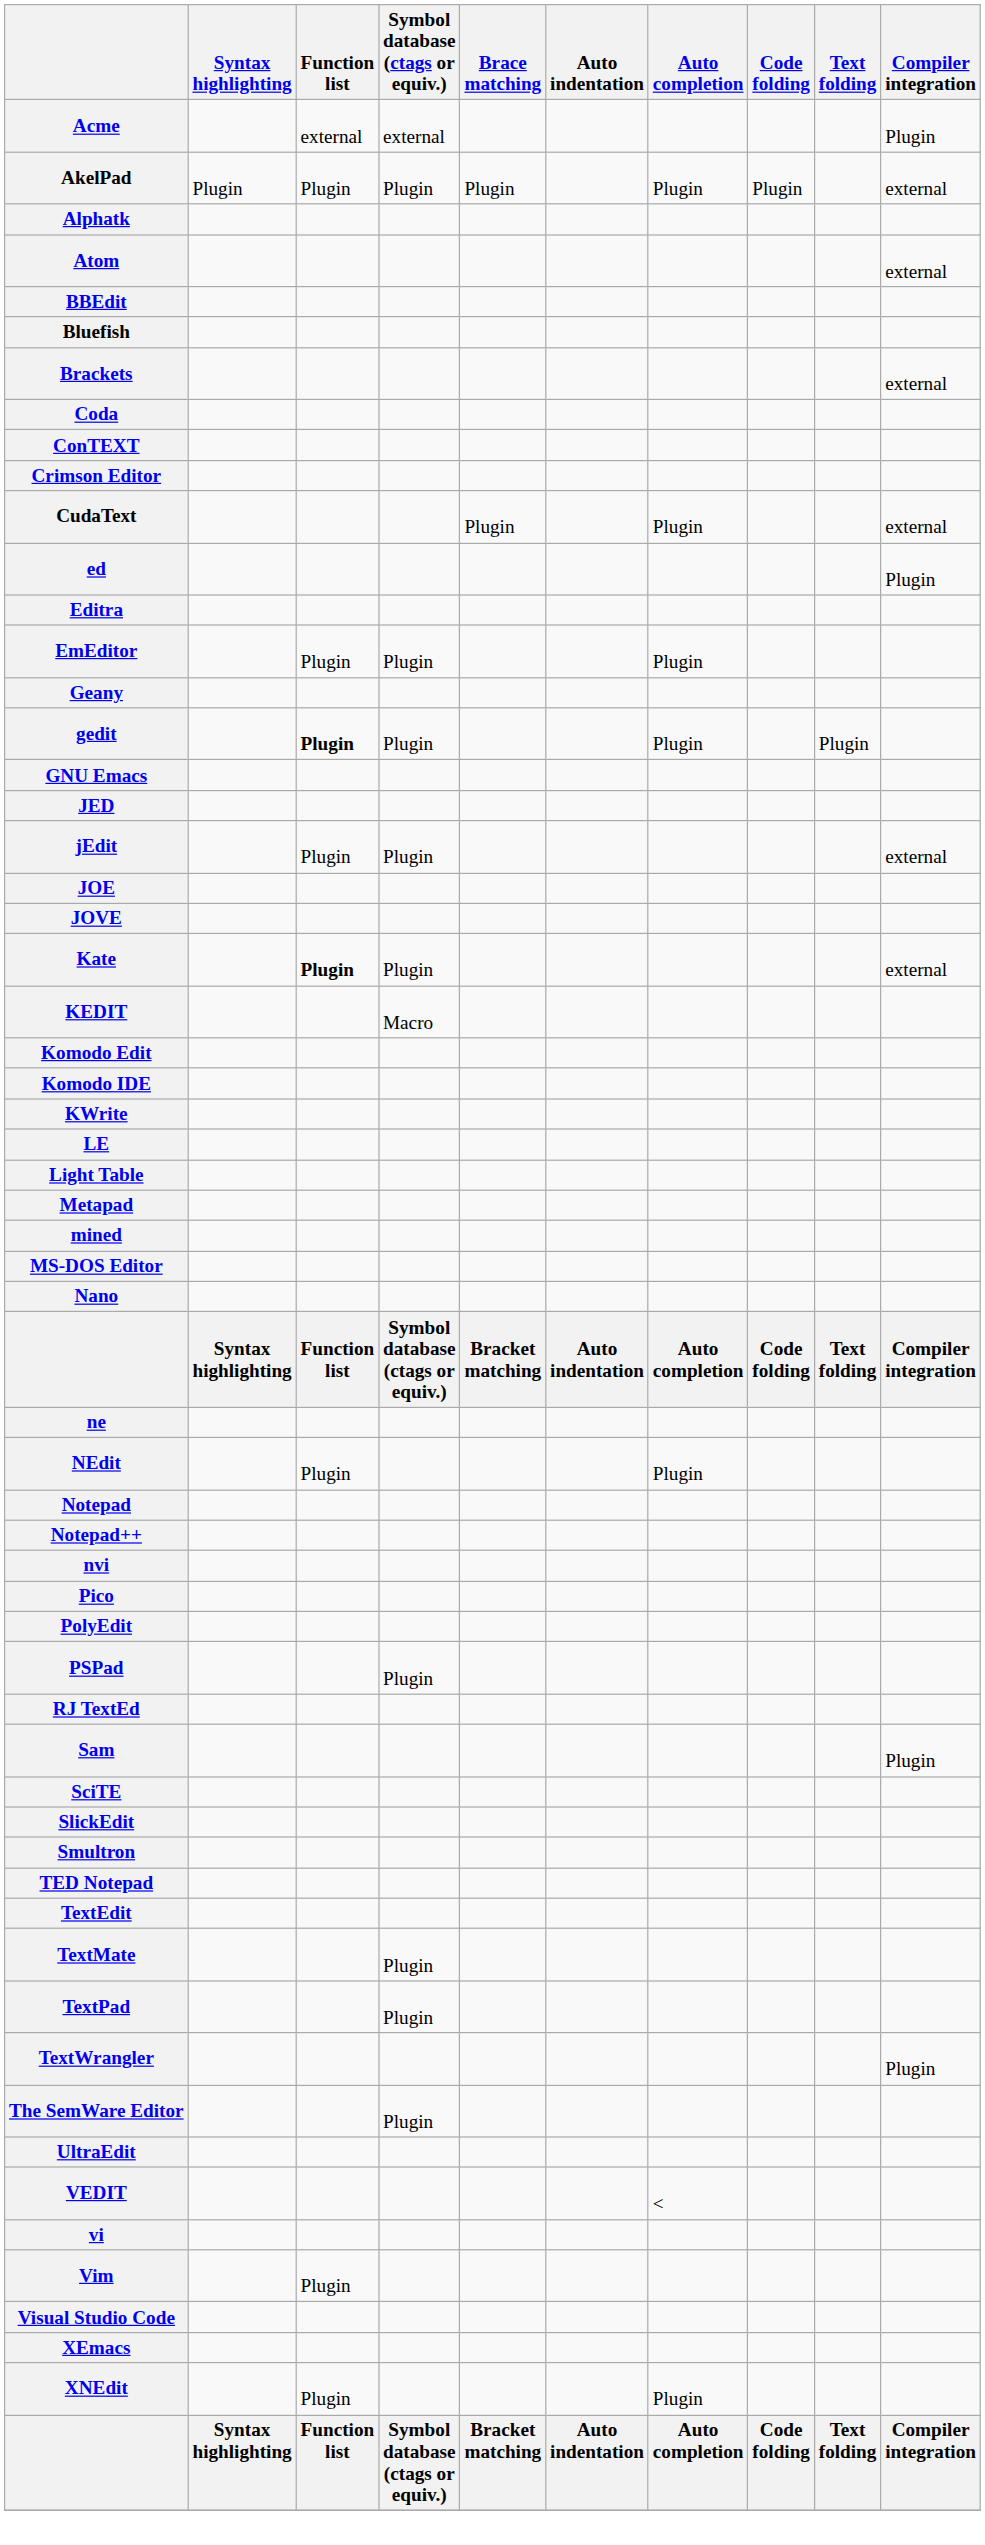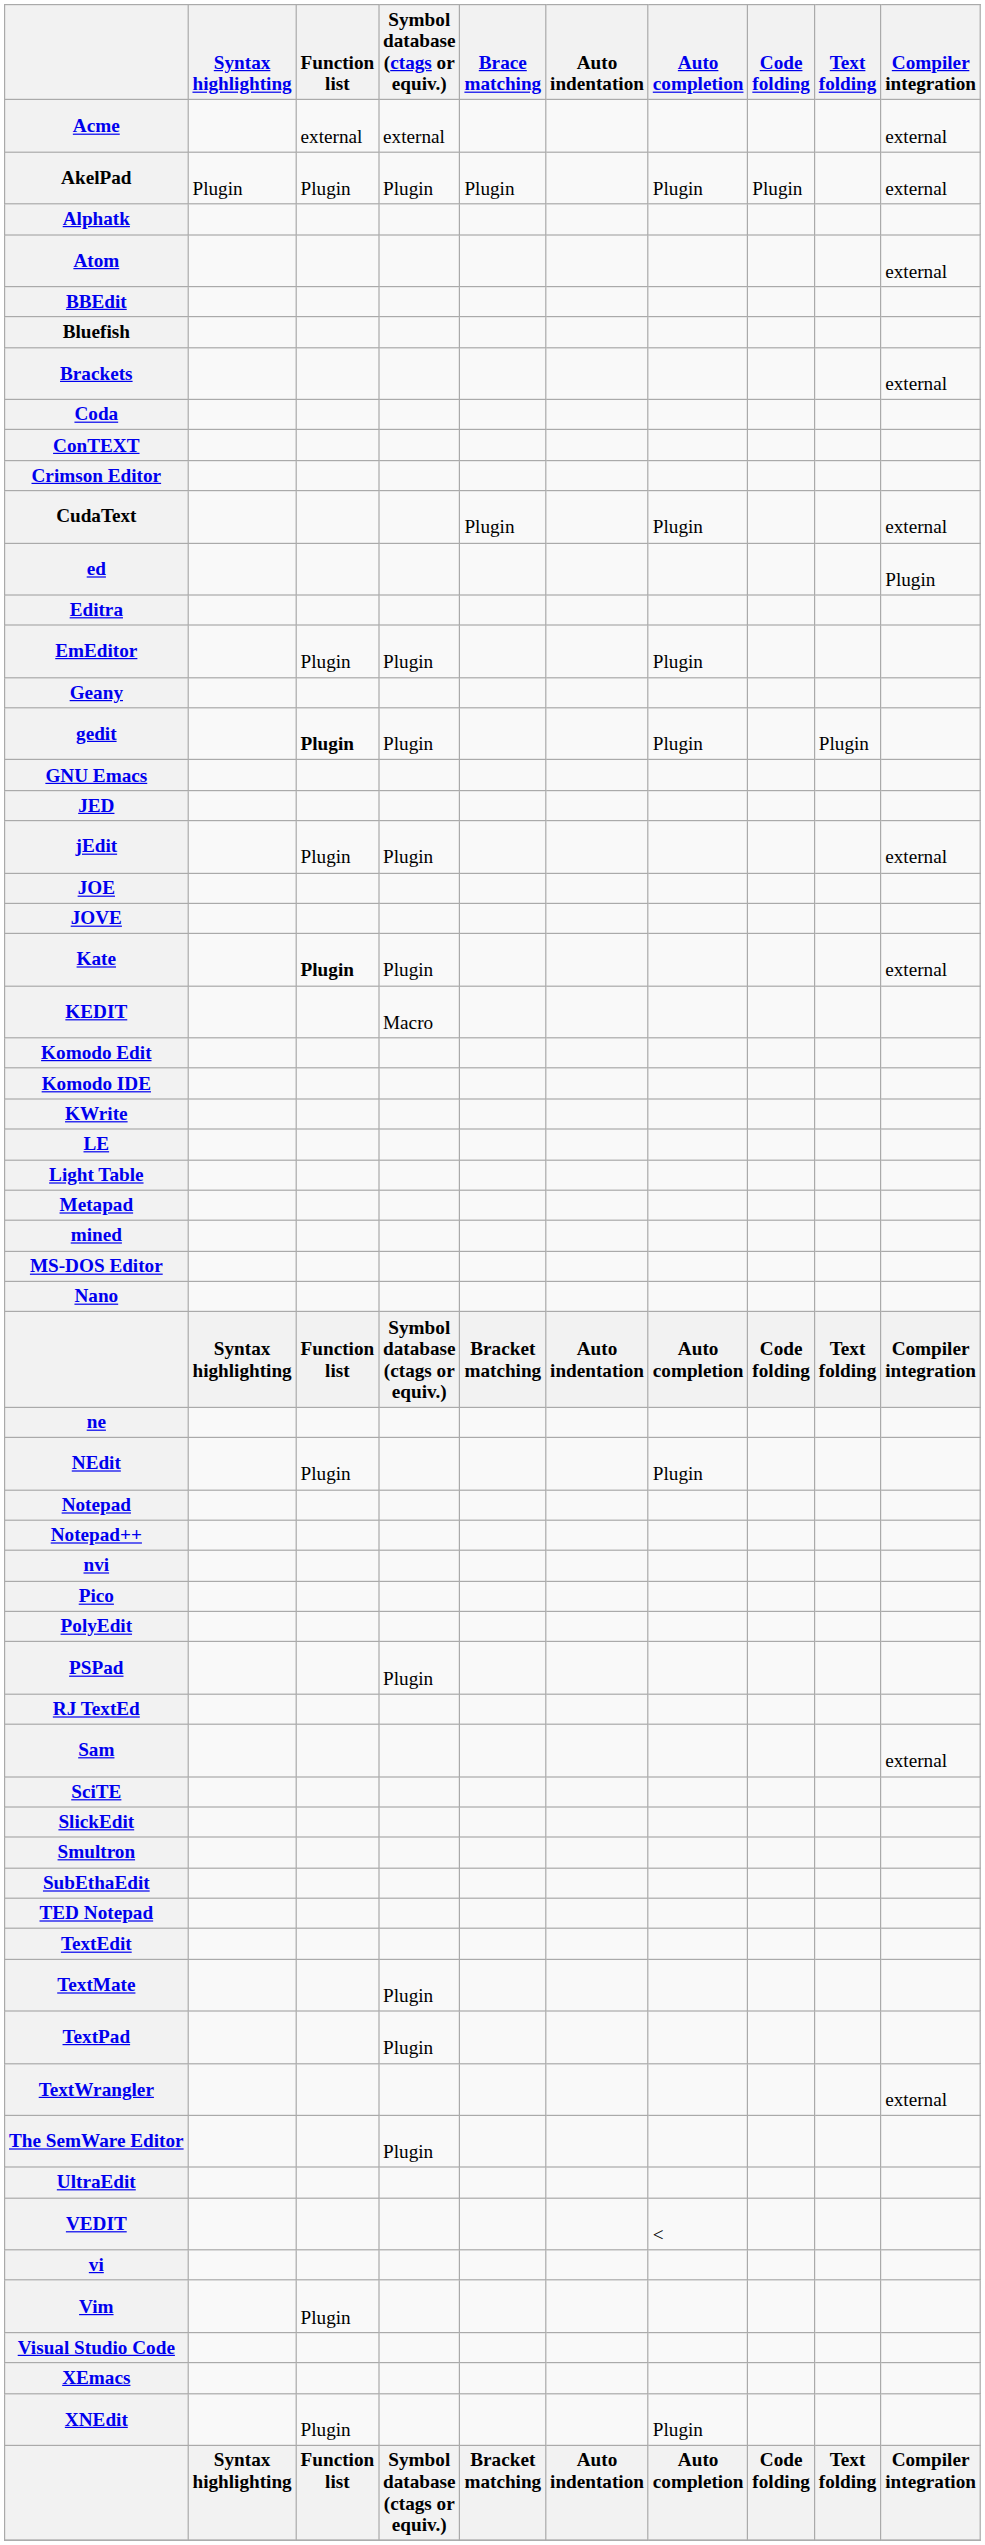(910, 136) Plugin -> (916, 136) external
(910, 1761) Plugin -> (916, 1761) external
+ row: (96, 1882)
(910, 2069) Plugin -> (916, 2099) external
